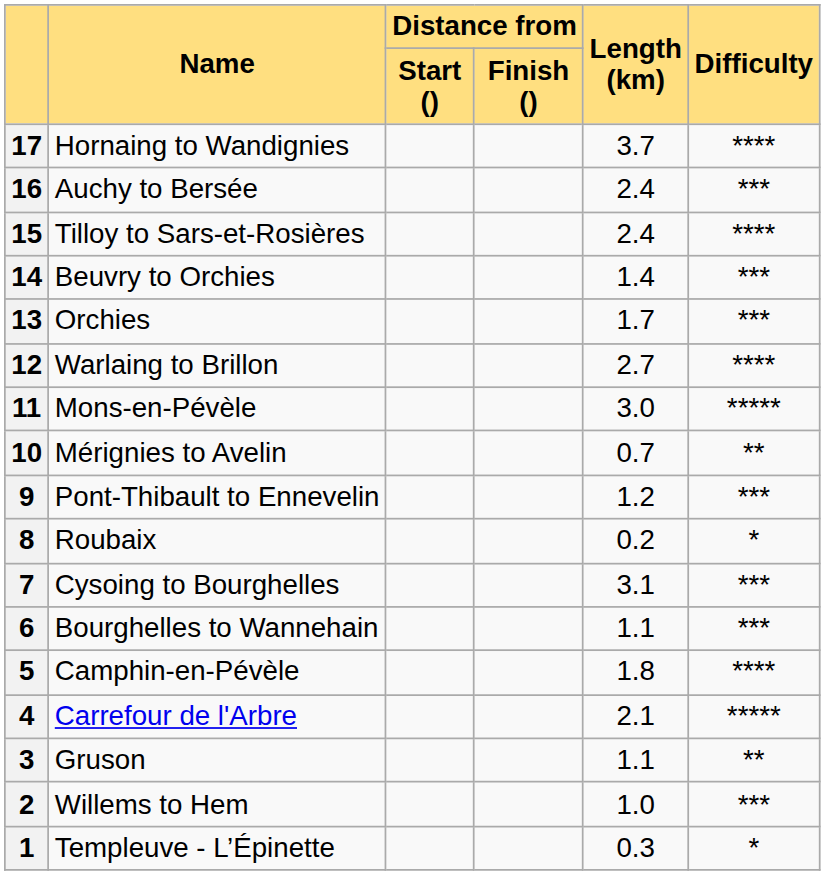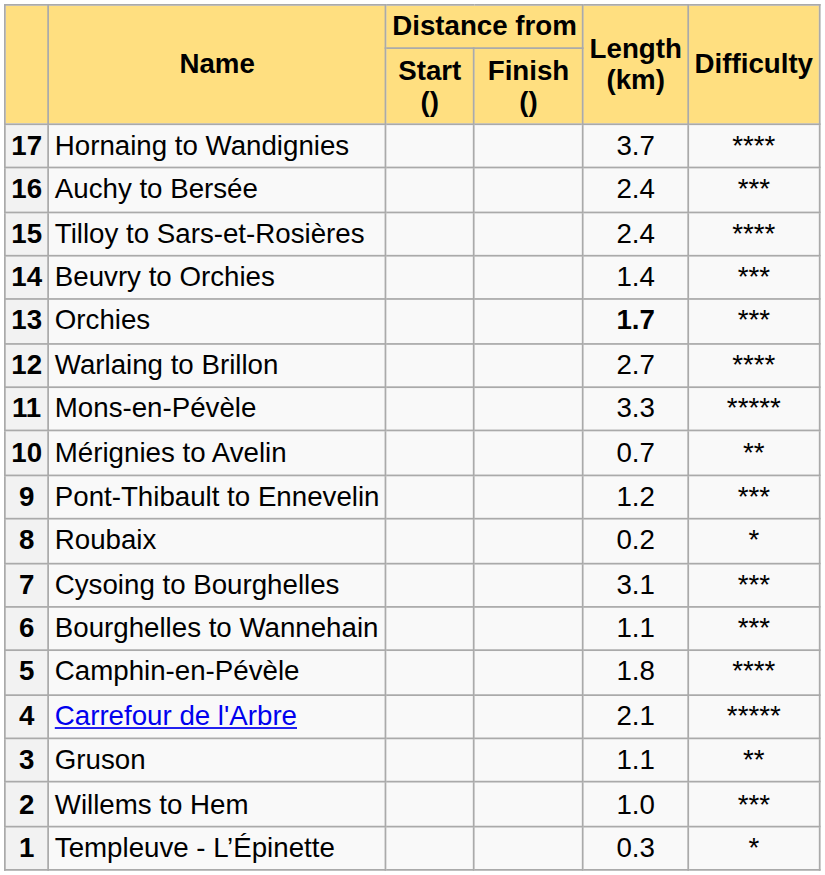(636, 320) normal -> (636, 320) bold
(636, 408) 3.0 -> (636, 408) 3.3
